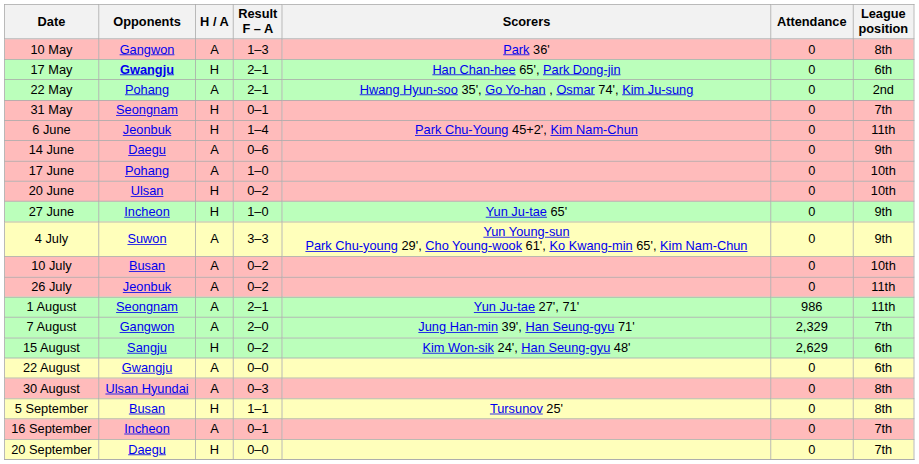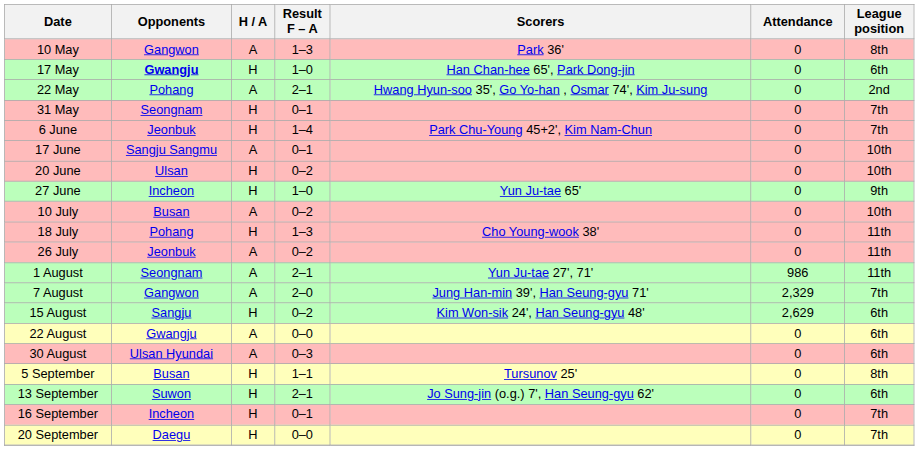(258, 69) 2–1 -> (302, 69) 1–0
(883, 130) 11th -> (879, 130) 7th
- row: (51, 150)
(147, 171) Pohang -> (171, 150) Sangju Sangmu
(258, 171) 1–0 -> (302, 150) 0–1
- row: (51, 239)
+ row: (58, 232)
(883, 388) 8th -> (879, 353) 6th
+ row: (58, 394)
(214, 429) A -> (253, 414) H
